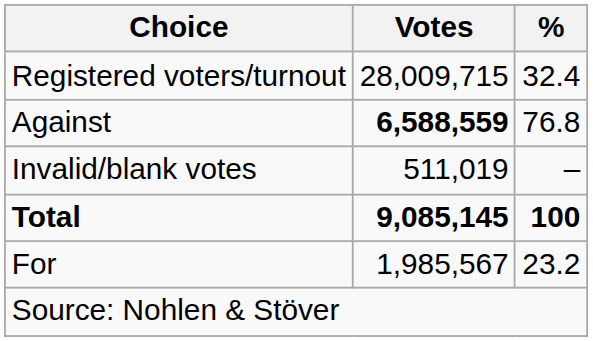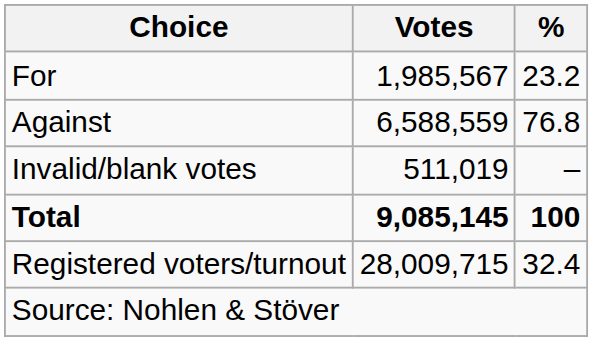rows swapped: (34, 264) <-> (179, 75)
(442, 122) bold -> (442, 122) normal
